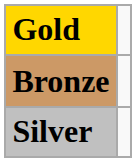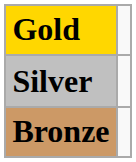rows swapped: (52, 131) <-> (61, 80)
